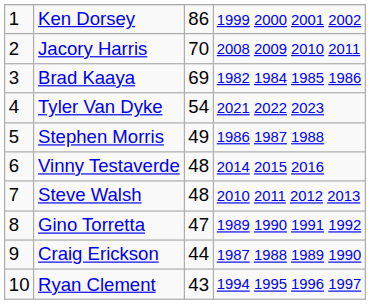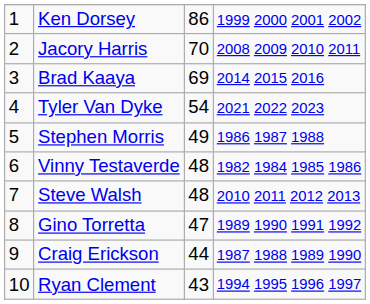(289, 78) 1982 1984 1985 1986 -> (270, 78) 2014 2015 2016
(270, 166) 2014 2015 2016 -> (289, 166) 1982 1984 1985 1986
